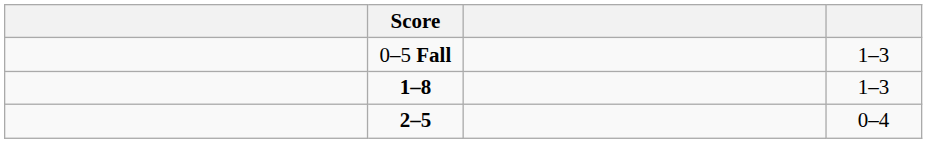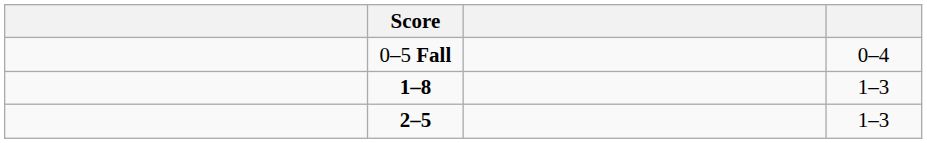(874, 54) 1–3 -> (874, 54) 0–4
(874, 120) 0–4 -> (874, 120) 1–3
